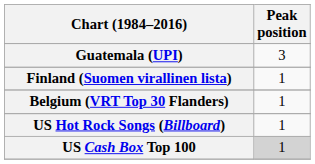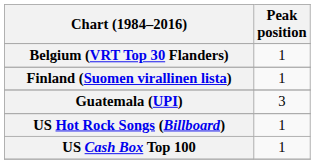rows swapped: (129, 101) <-> (129, 55)
(282, 147) lightgrey background -> (282, 147) no background
